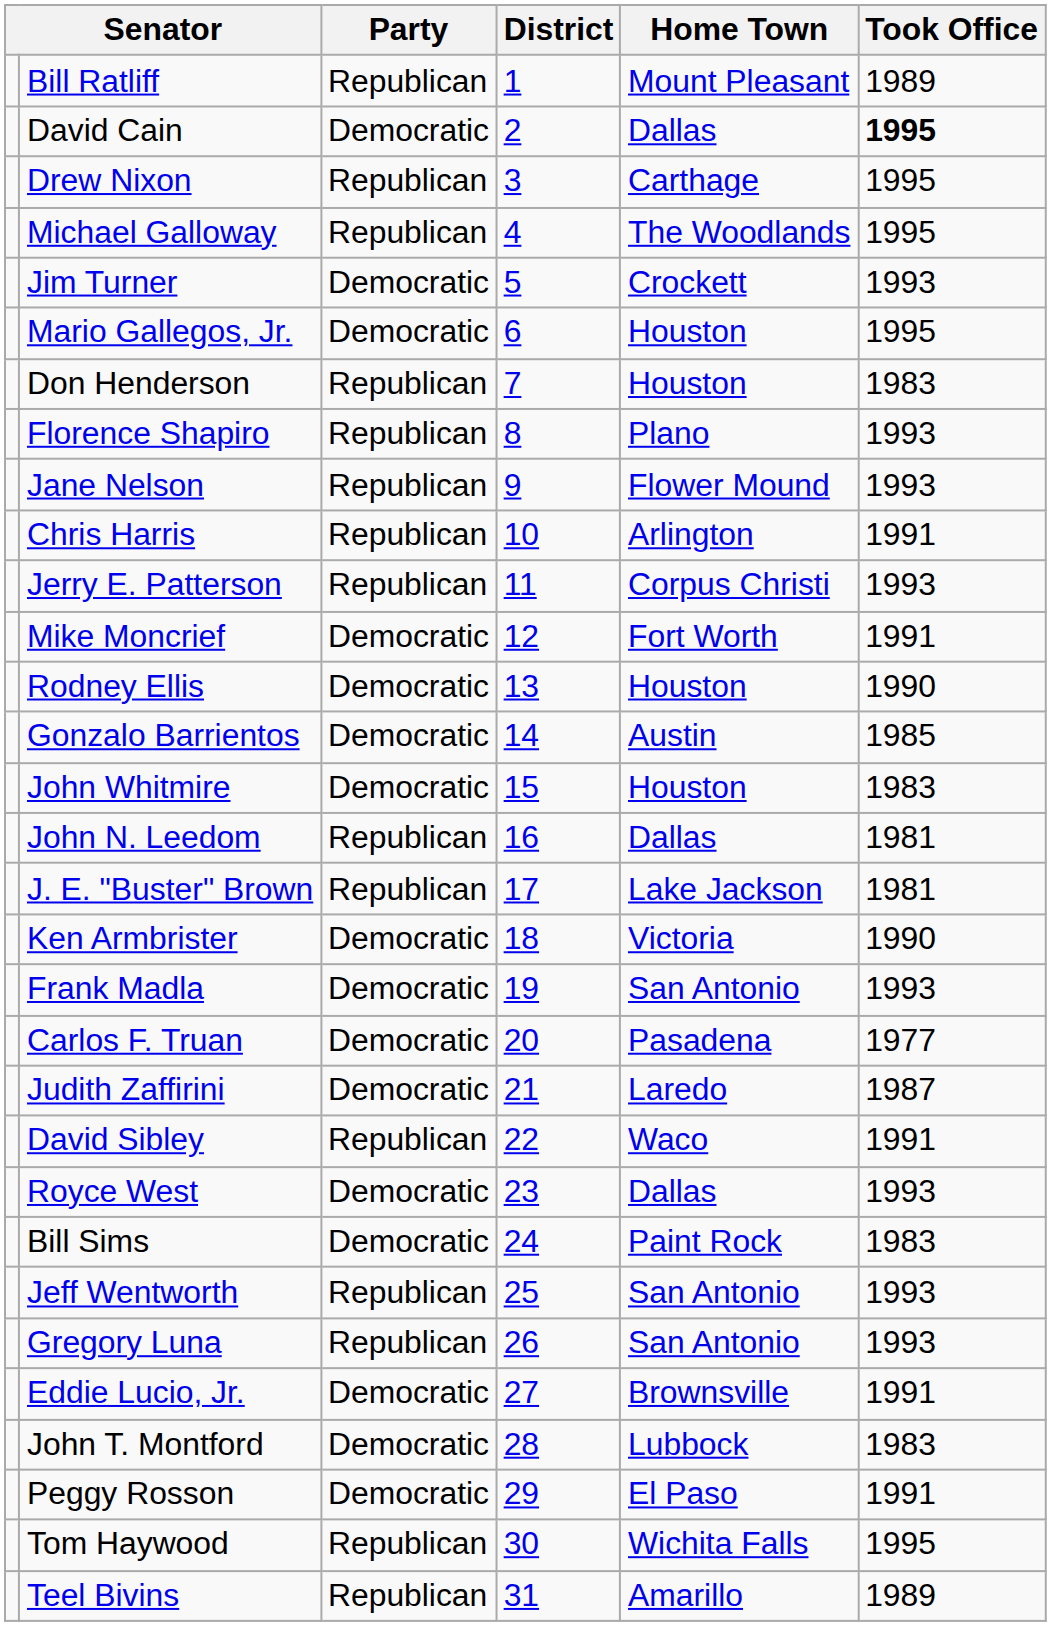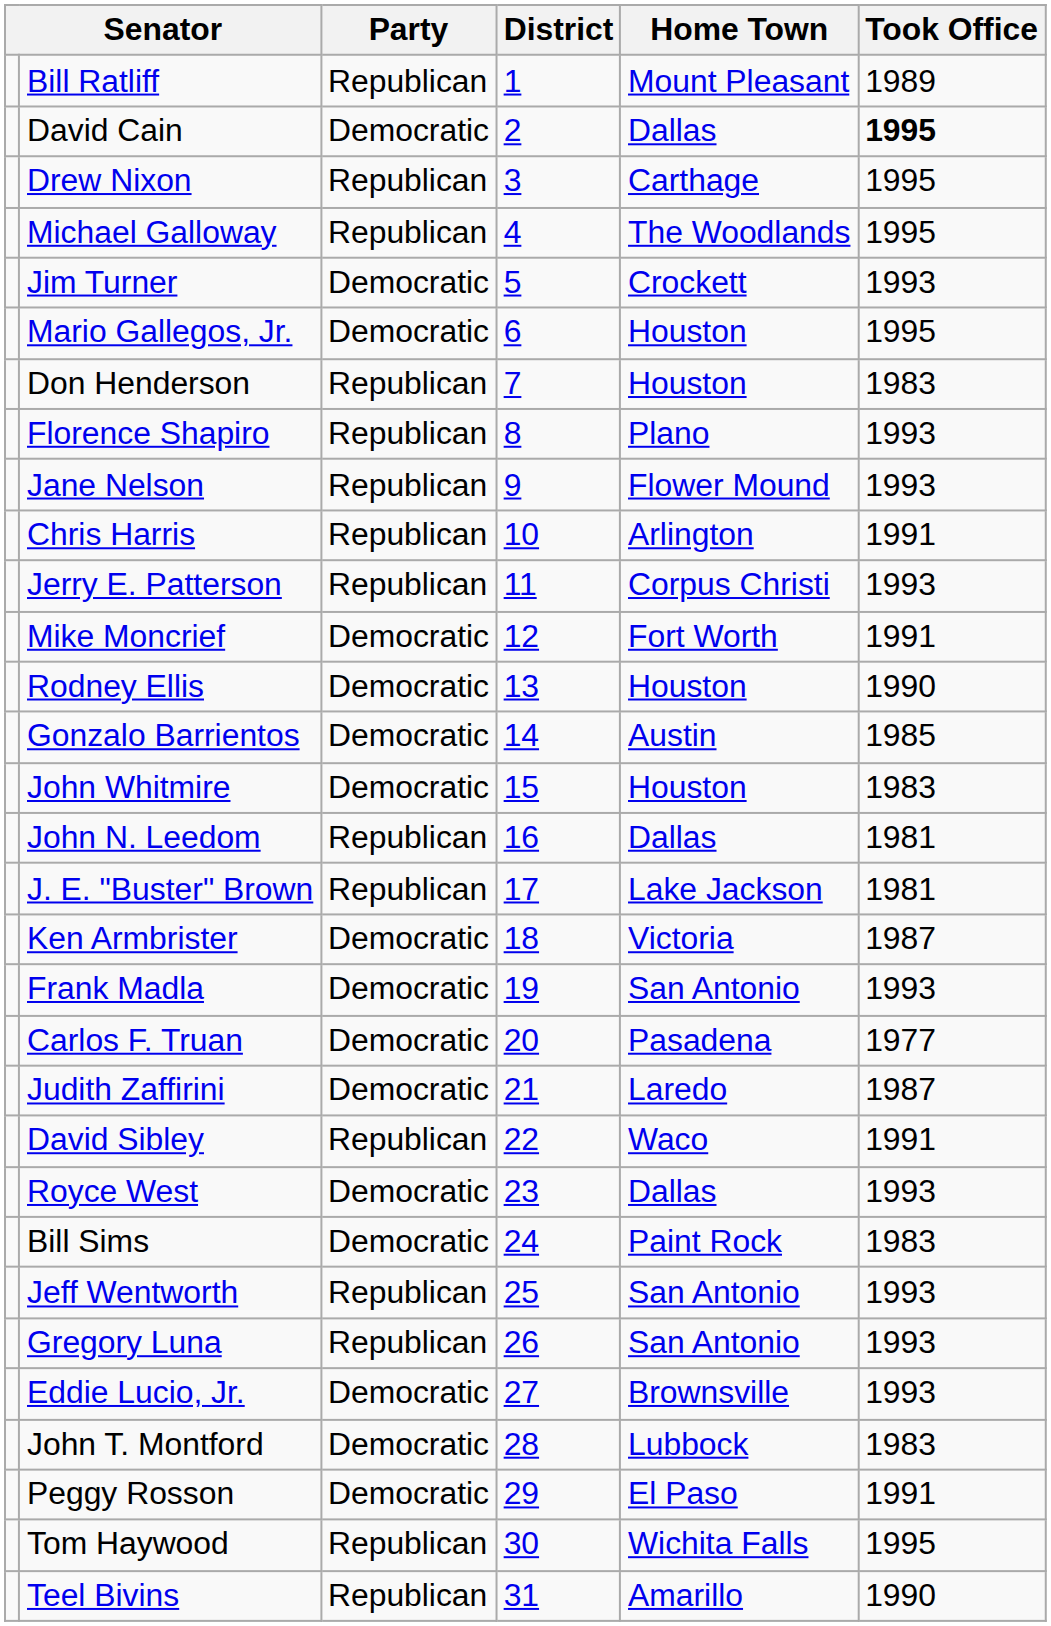(901, 938) 1990 -> (901, 938) 1987
(901, 1393) 1991 -> (901, 1393) 1993
(901, 1595) 1989 -> (901, 1595) 1990
